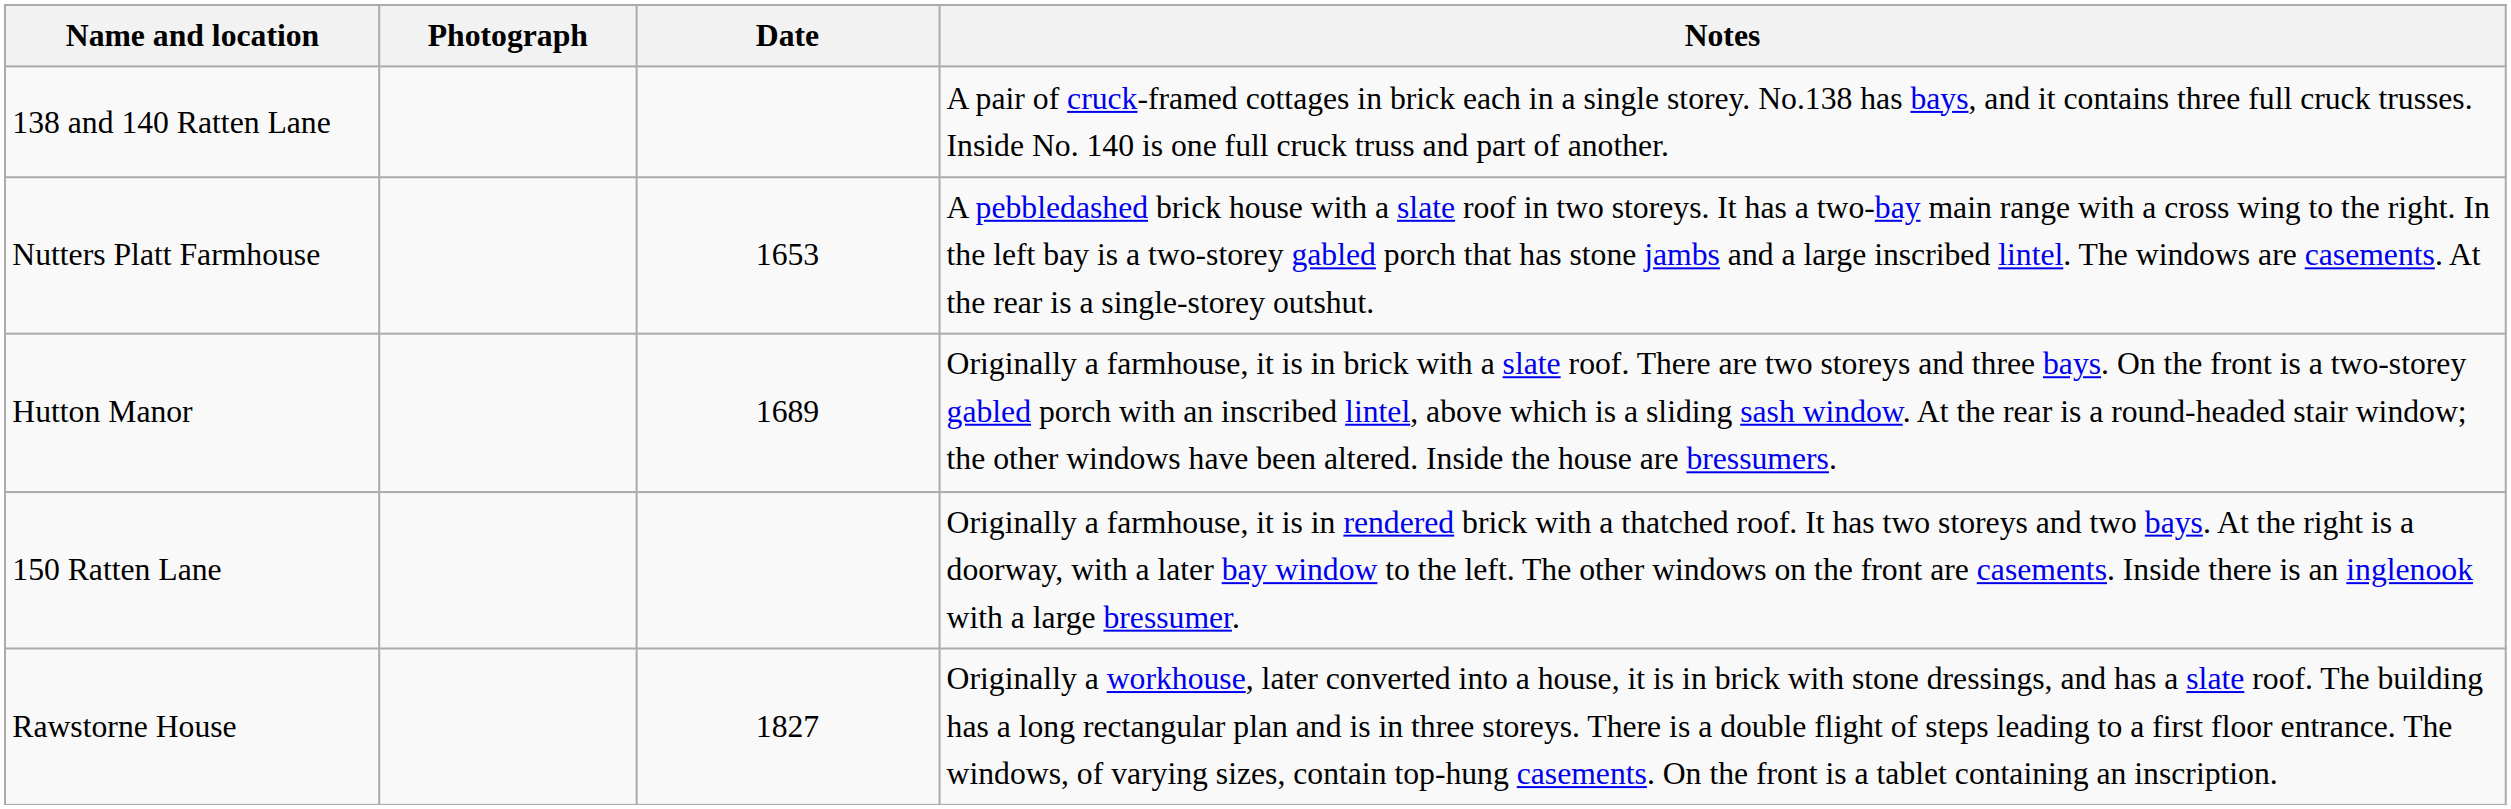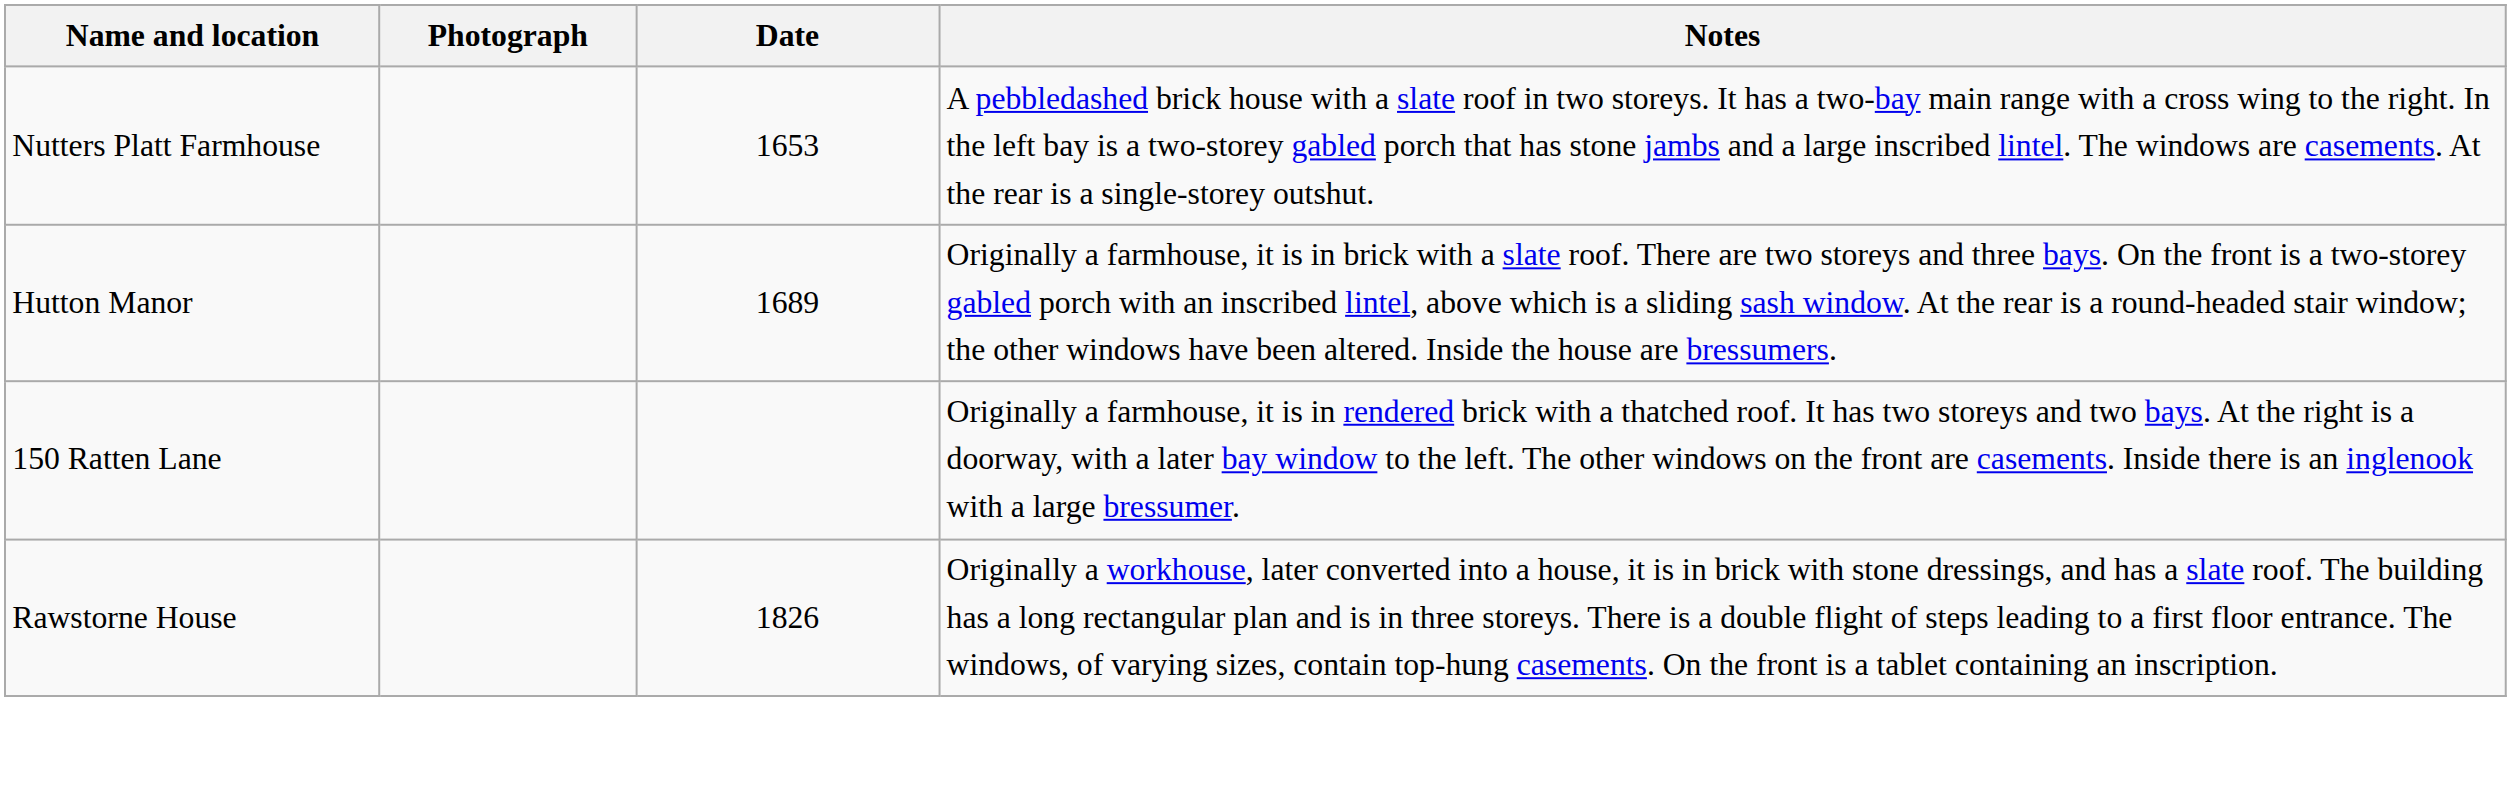- row: (172, 121)
(788, 726) 1827 -> (788, 616) 1826
